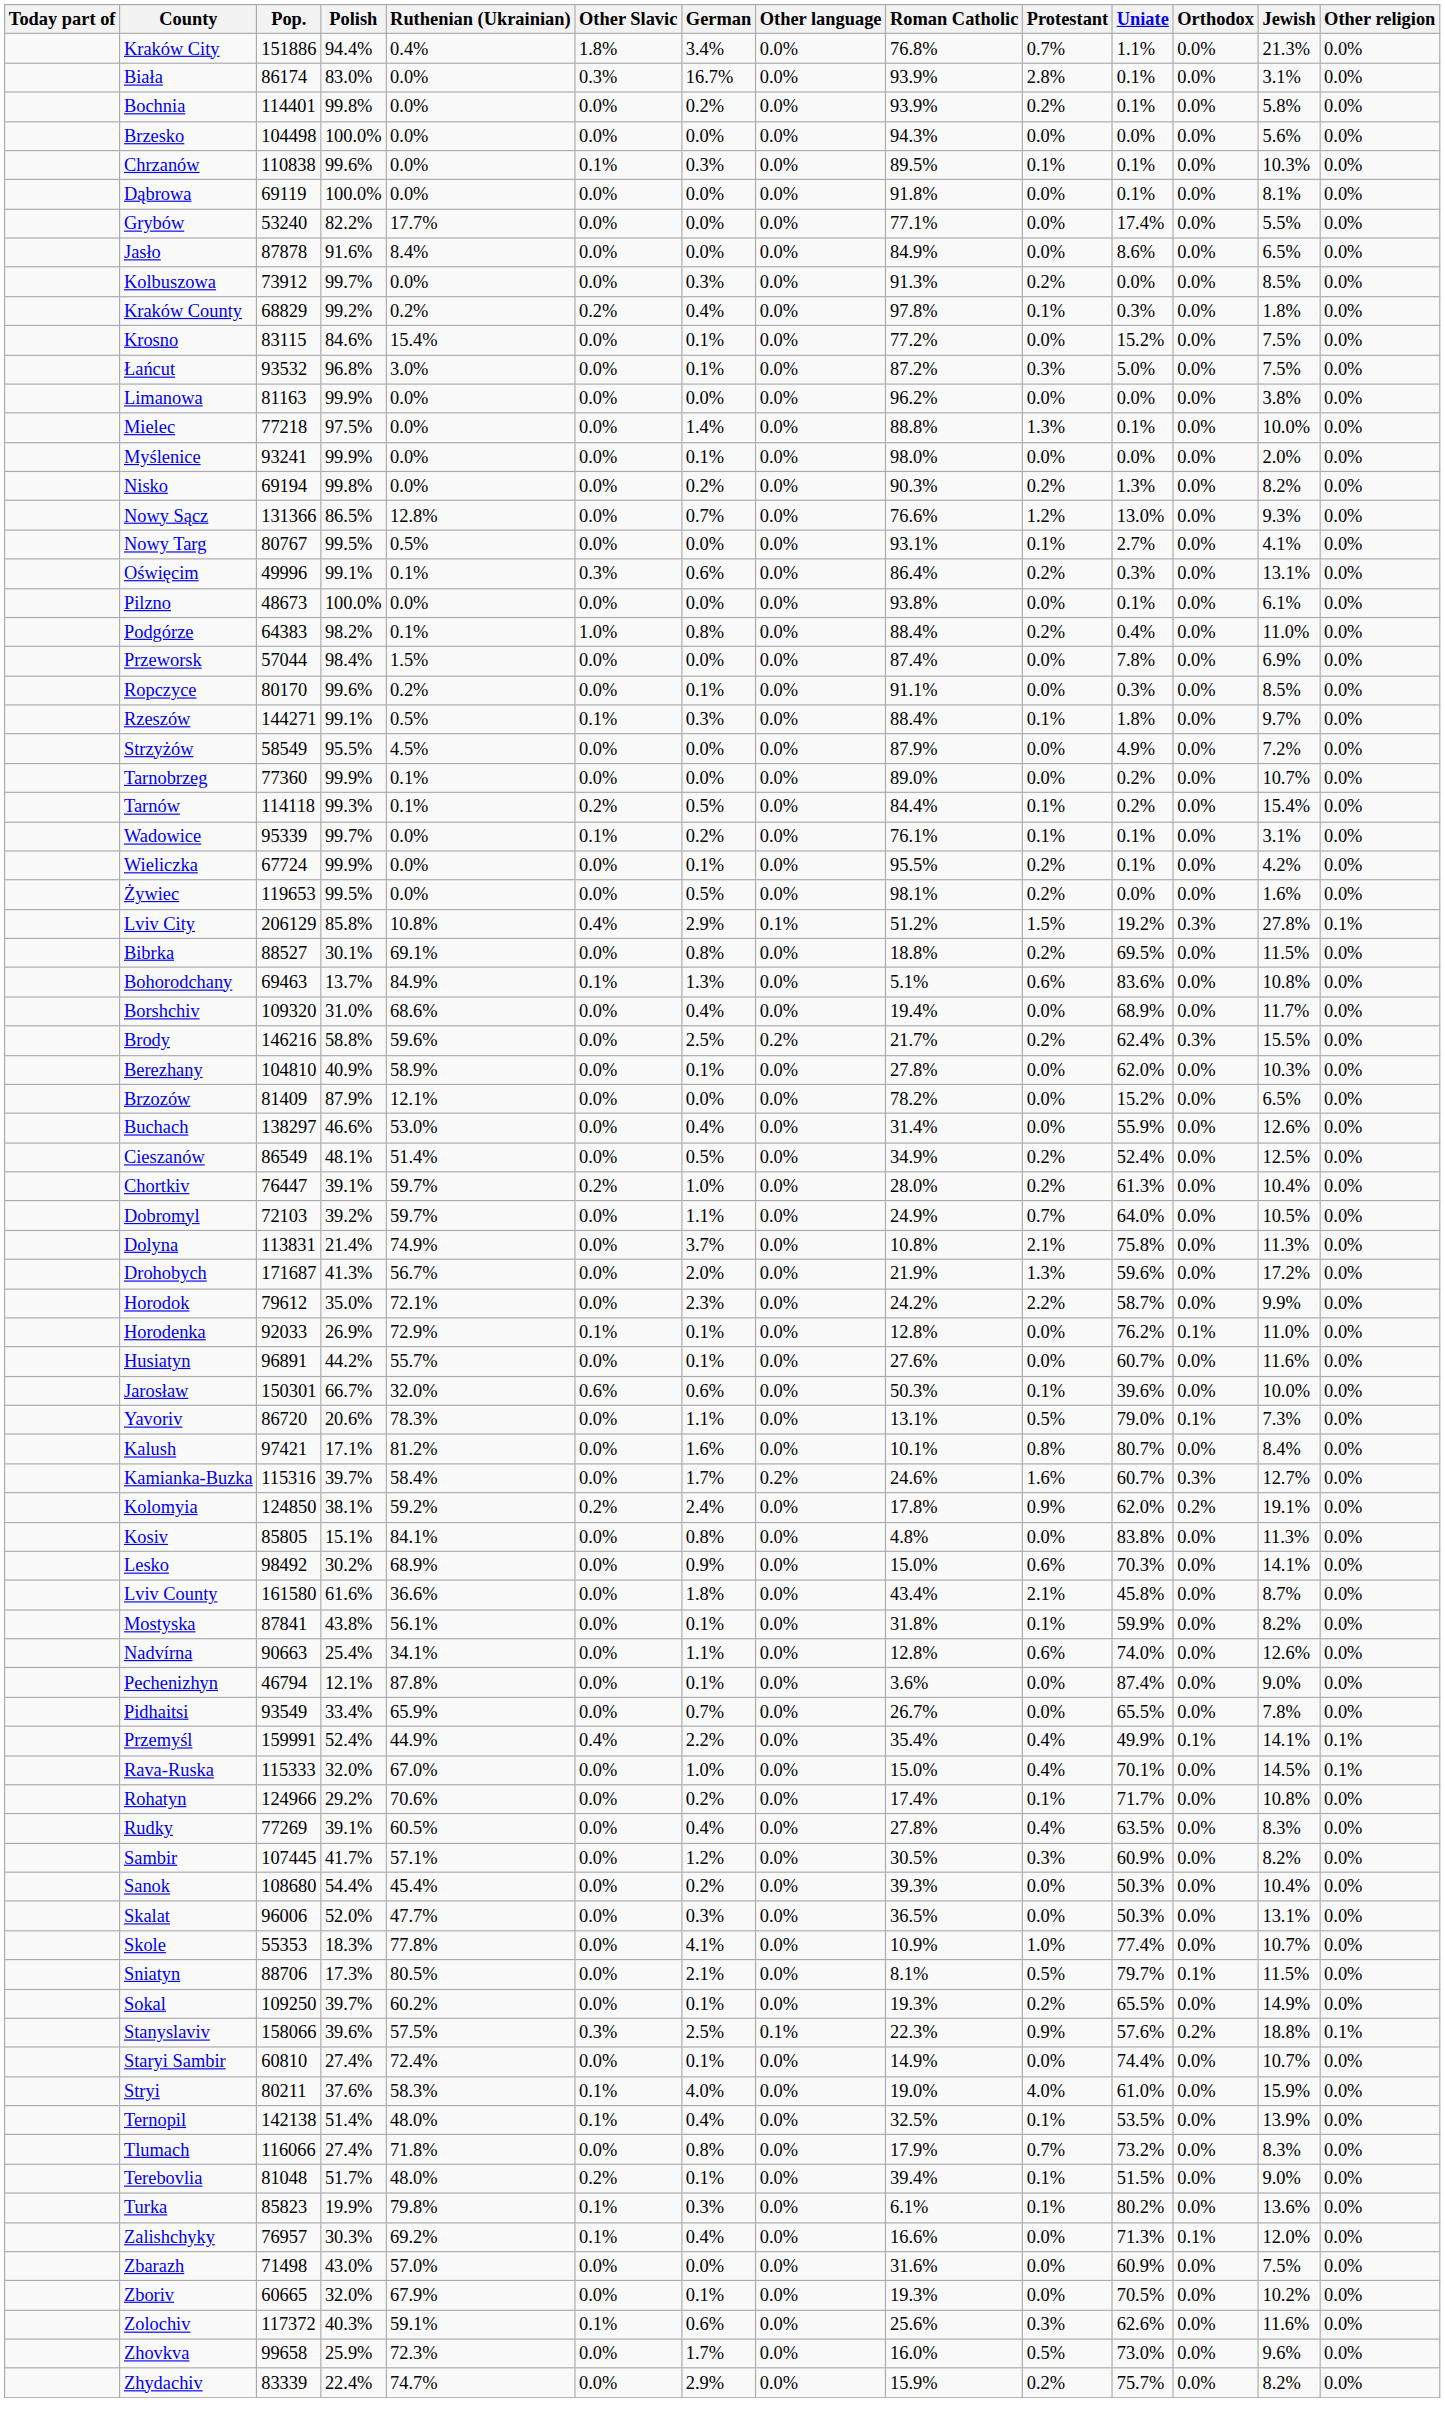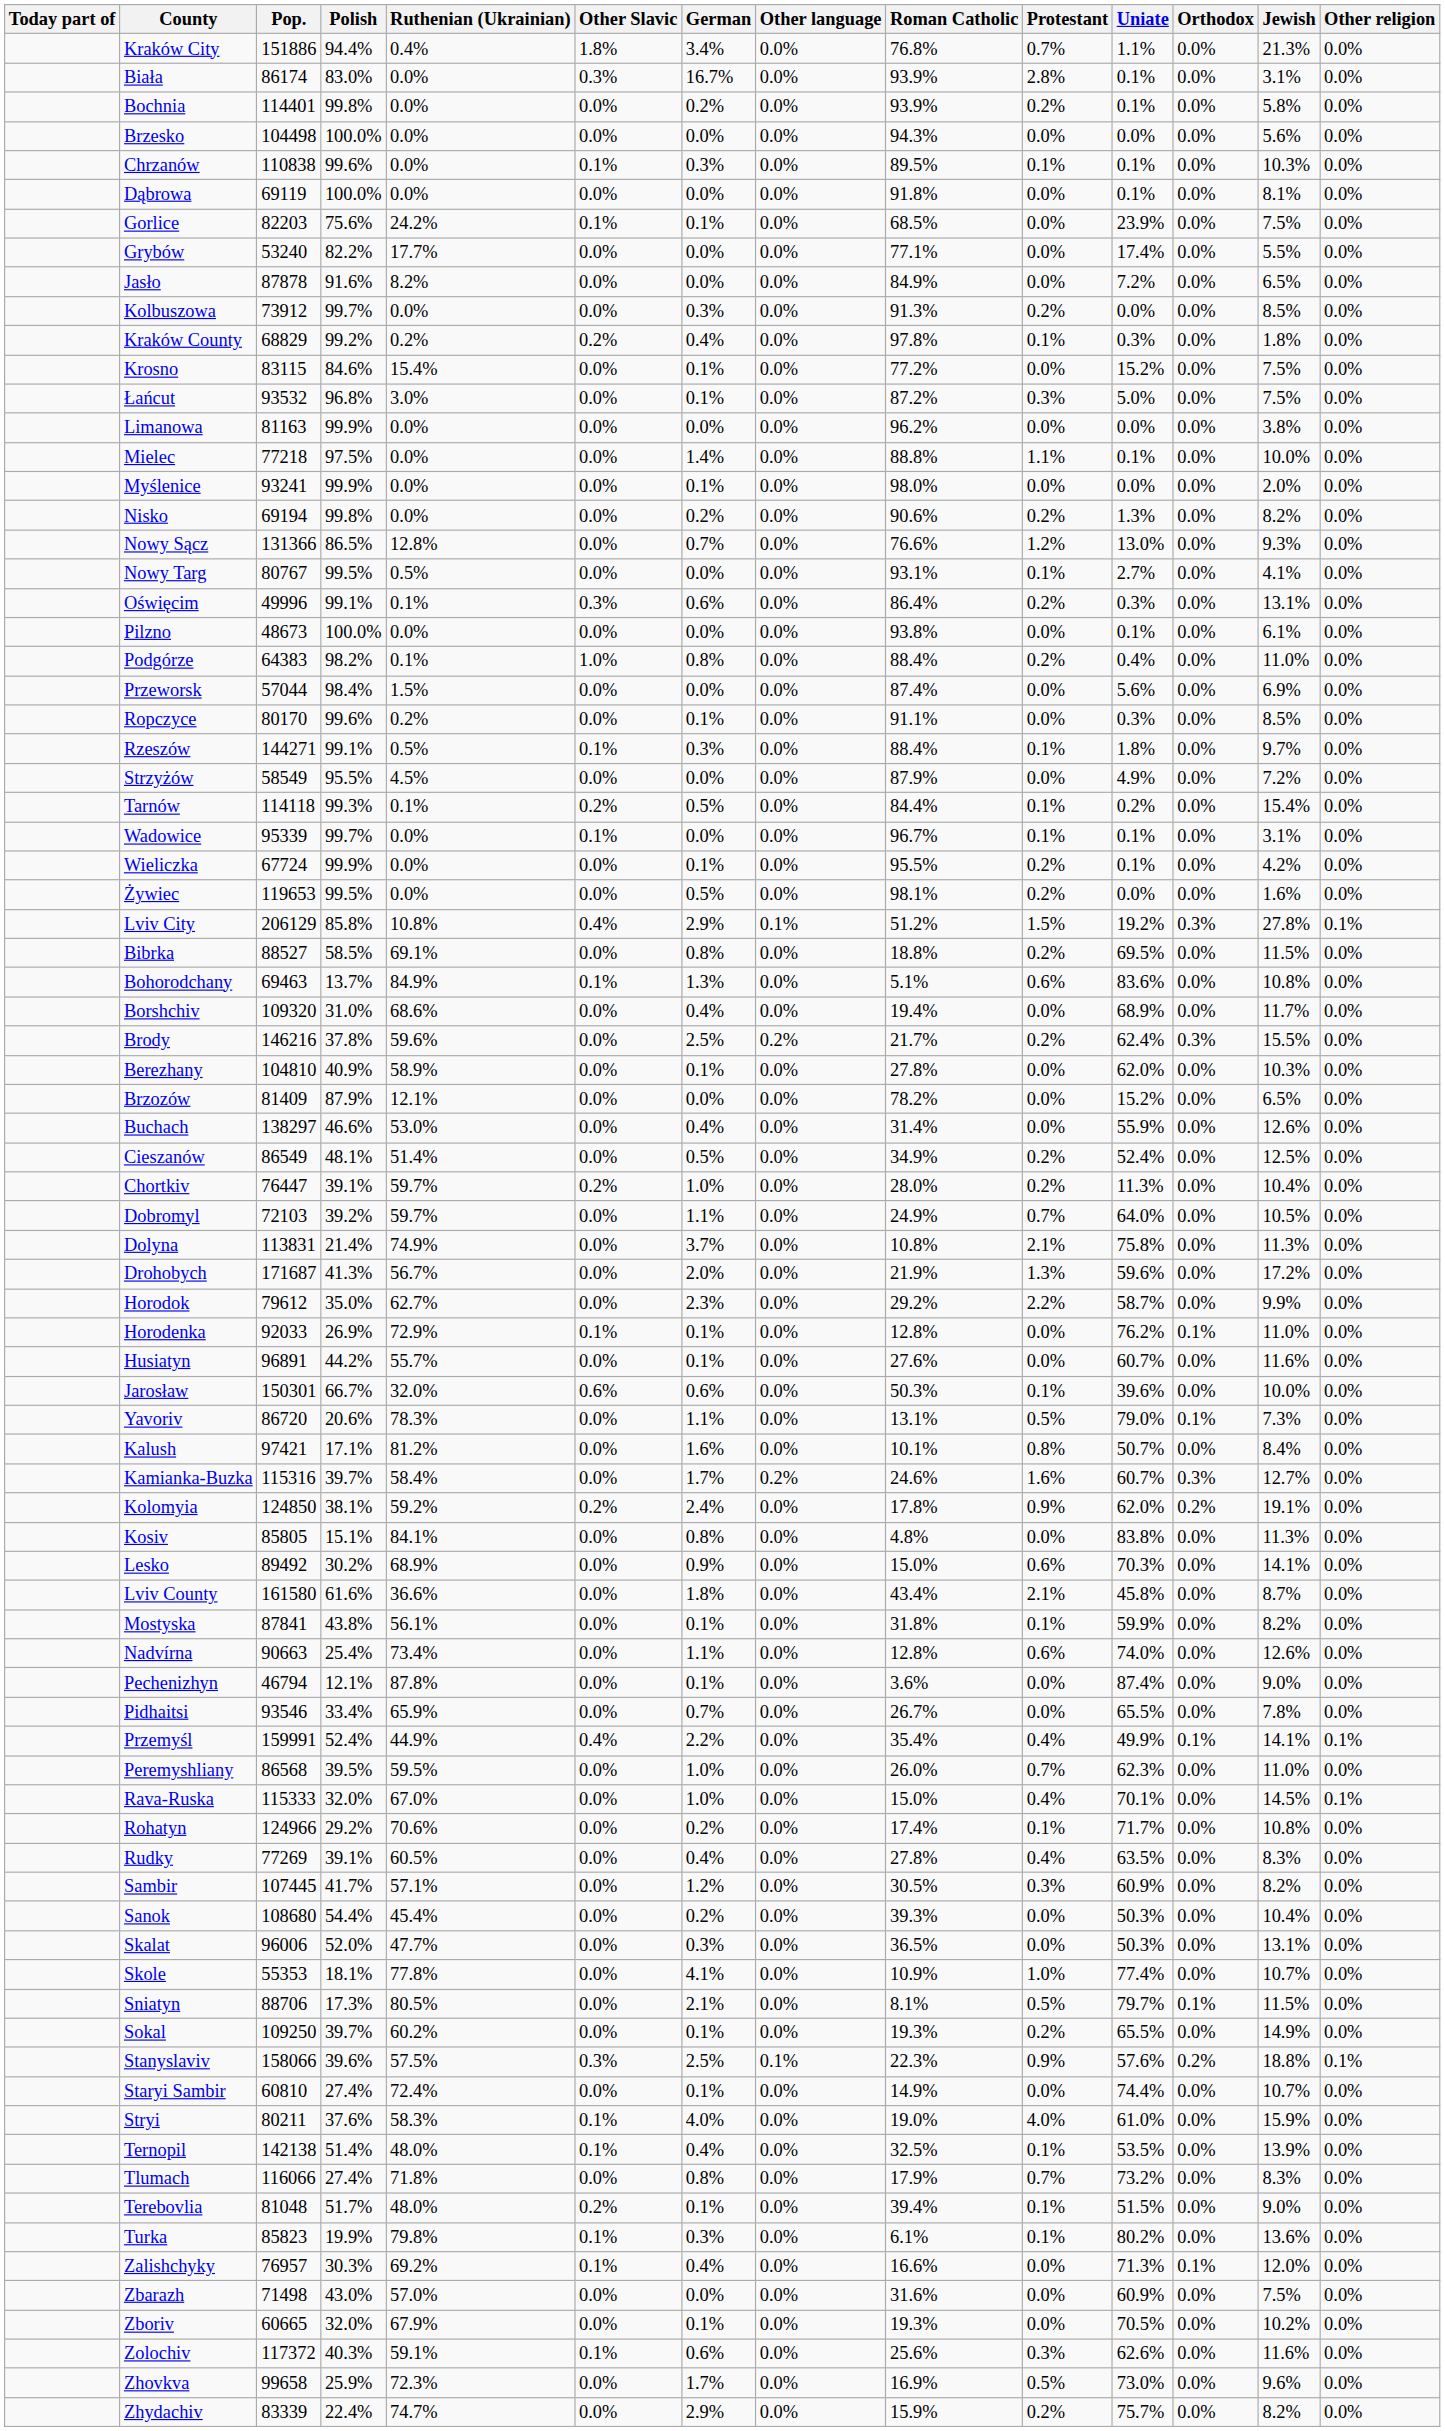+ row: (152, 223)
(409, 252) 8.4% -> (409, 281) 8.2%
(1136, 252) 8.6% -> (1136, 281) 7.2%
(1046, 427) 1.3% -> (1046, 456) 1.1%
(914, 485) 90.3% -> (914, 515) 90.6%
(1136, 661) 7.8% -> (1136, 690) 5.6%
- row: (166, 777)
(705, 836) 0.2% -> (705, 836) 0.0%
(914, 836) 76.1% -> (914, 836) 96.7%
(349, 952) 30.1% -> (349, 952) 58.5%
(349, 1040) 58.8% -> (349, 1040) 37.8%
(1140, 1186) 61.3% -> (1140, 1186) 11.3%
(414, 1303) 72.1% -> (414, 1303) 62.7%
(914, 1303) 24.2% -> (914, 1303) 29.2%
(1140, 1448) 80.7% -> (1140, 1448) 50.7%
(284, 1565) 98492 -> (284, 1565) 89492
(414, 1653) 34.1% -> (414, 1653) 73.4%
(284, 1711) 93549 -> (284, 1711) 93546
+ row: (179, 1769)
(349, 1945) 18.3% -> (349, 1974) 18.1%
(914, 2353) 16.0% -> (914, 2382) 16.9%
